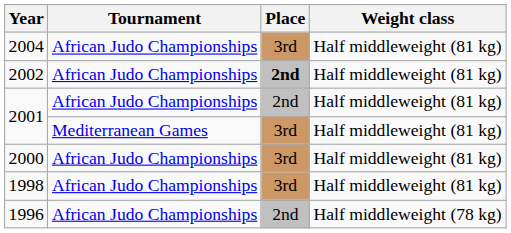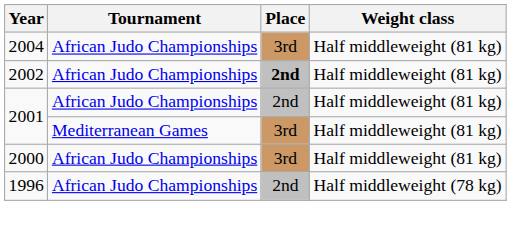- row: (26, 185)
